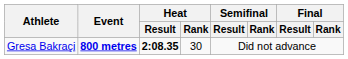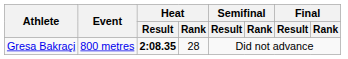(109, 46) bold -> (107, 46) normal
(196, 46) 30 -> (193, 46) 28
